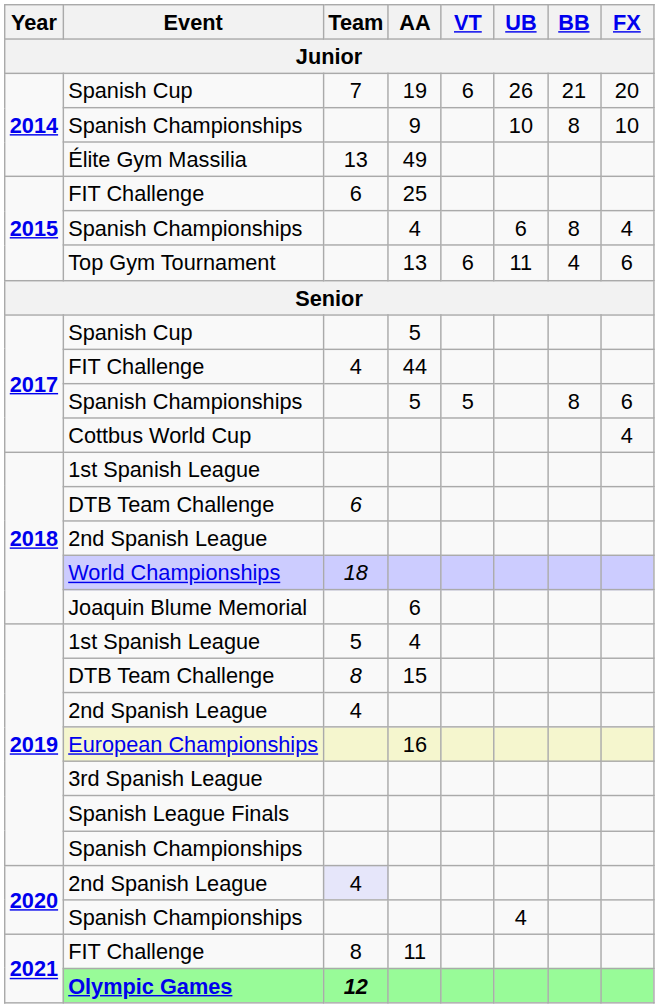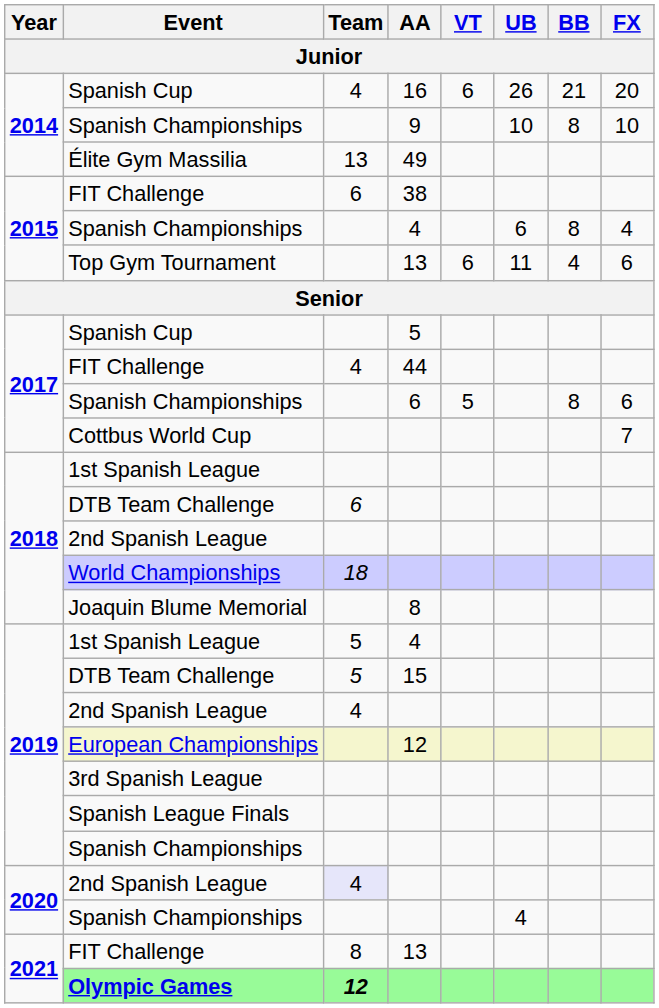(356, 91) 7 -> (356, 91) 4
(415, 91) 19 -> (415, 91) 16
(415, 194) 25 -> (415, 194) 38
(415, 401) 5 -> (415, 401) 6
(627, 435) 4 -> (627, 435) 7
(415, 607) 6 -> (415, 607) 8
(356, 676) 8 -> (356, 676) 5
(415, 745) 16 -> (415, 745) 12
(415, 951) 11 -> (415, 951) 13
